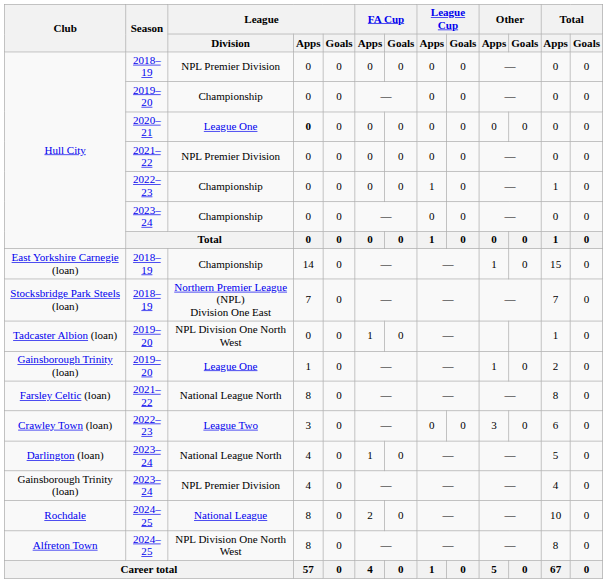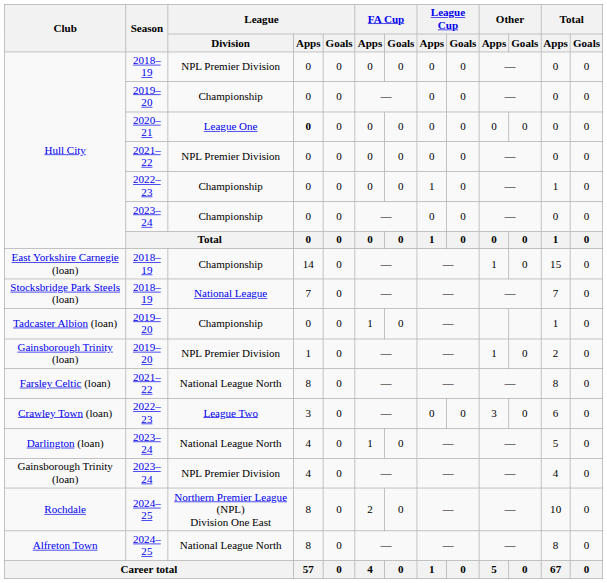(231, 300) Northern Premier League (NPL) Division One East -> (231, 293) National League
(231, 336) NPL Division One North West -> (231, 323) Championship
(231, 366) League One -> (231, 353) NPL Premier Division
(231, 515) National League -> (231, 509) Northern Premier League (NPL) Division One East
(231, 545) NPL Division One North West -> (231, 545) National League North
